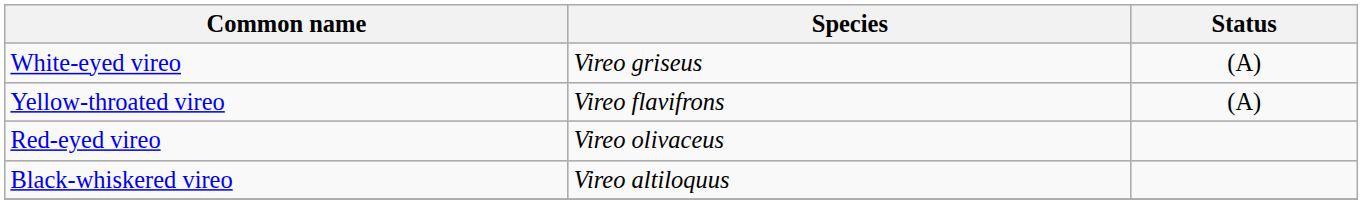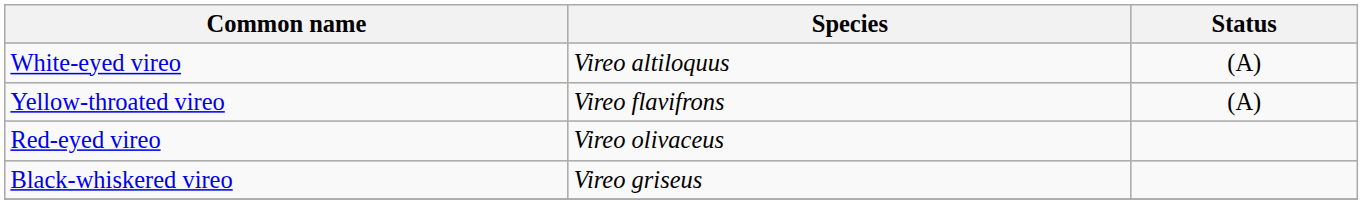(638, 62) Vireo griseus -> (652, 62) Vireo altiloquus
(652, 179) Vireo altiloquus -> (638, 179) Vireo griseus
